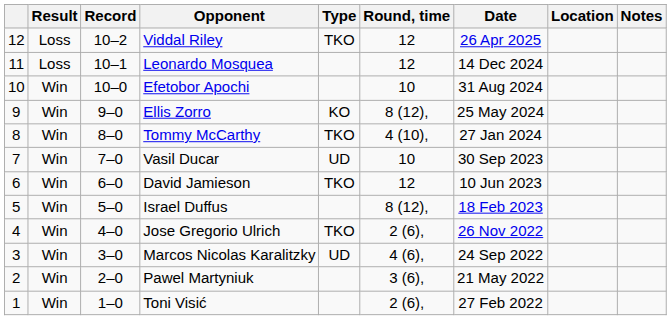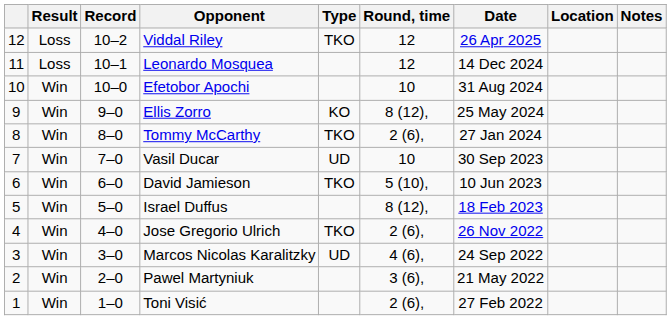(407, 135) 4 (10), -> (407, 135) 2 (6),
(407, 183) 12 -> (407, 183) 5 (10),
